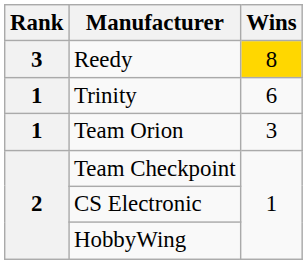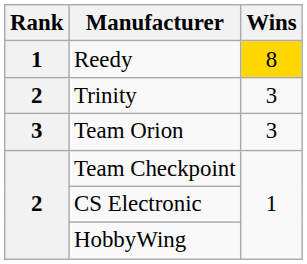(37, 58) 3 -> (37, 58) 1
(37, 95) 1 -> (37, 95) 2
(271, 95) 6 -> (271, 95) 3
(37, 131) 1 -> (37, 131) 3
